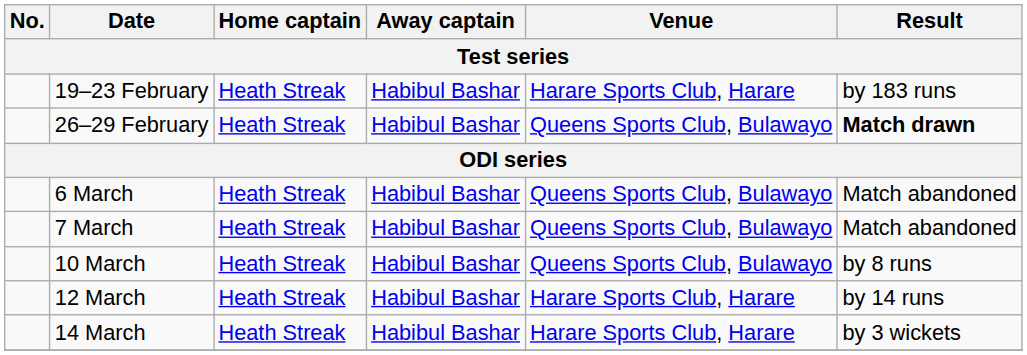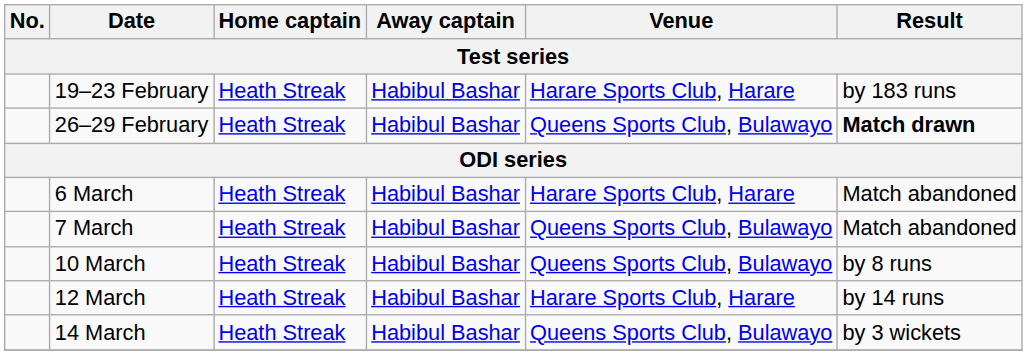(681, 194) Queens Sports Club, Bulawayo -> (662, 194) Harare Sports Club, Harare
(662, 332) Harare Sports Club, Harare -> (681, 332) Queens Sports Club, Bulawayo
